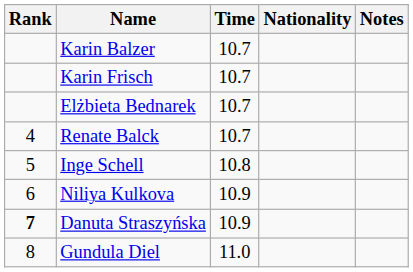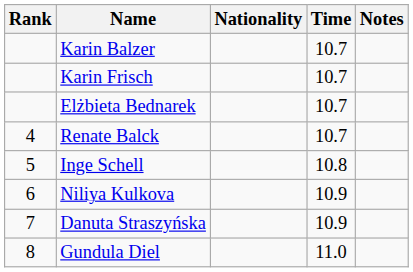columns swapped: (307, 19) <-> (235, 19)
(30, 223) bold -> (30, 223) normal
